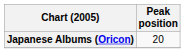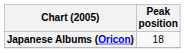(158, 39) 20 -> (158, 39) 18
